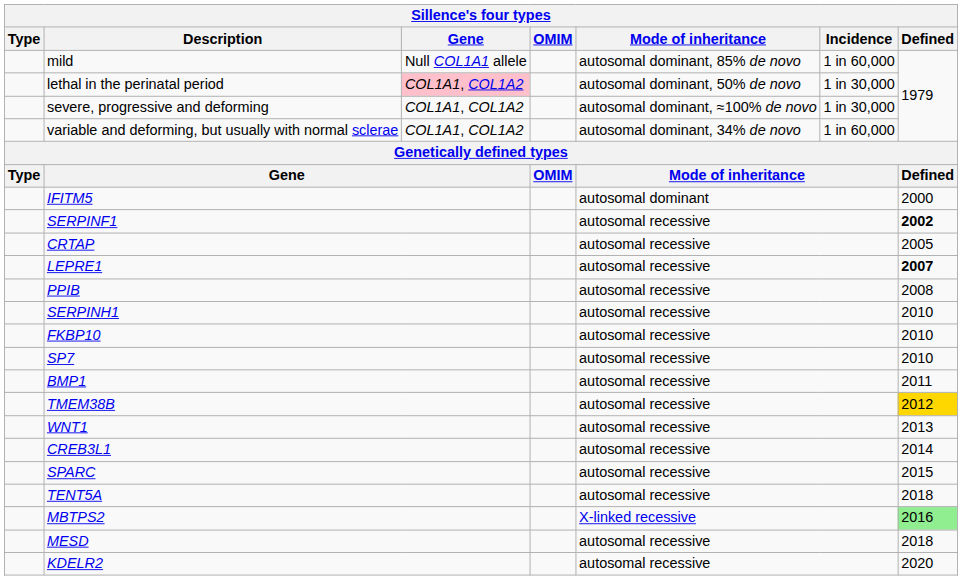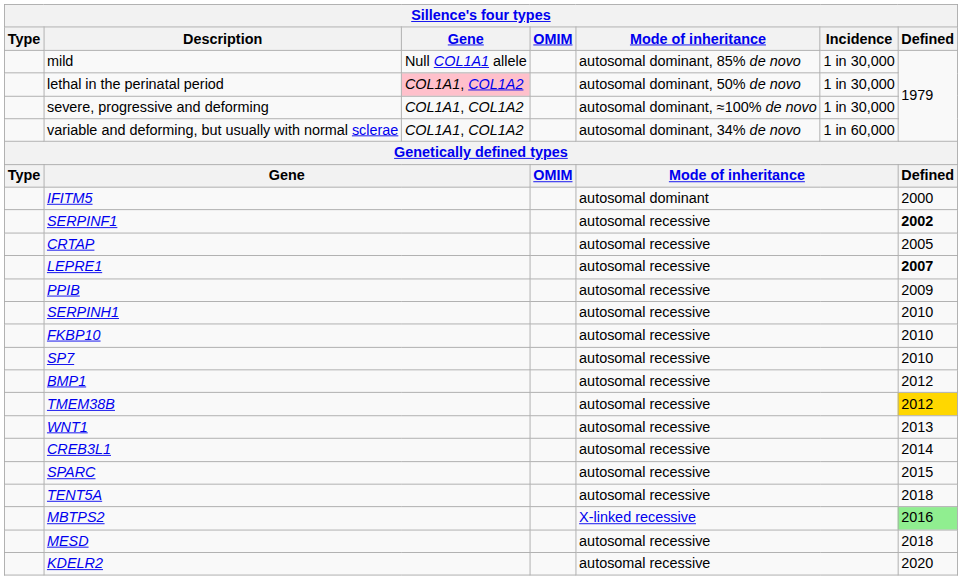(859, 61) 1 in 60,000 -> (859, 61) 1 in 30,000
(917, 289) 2008 -> (917, 289) 2009
(917, 381) 2011 -> (917, 381) 2012
